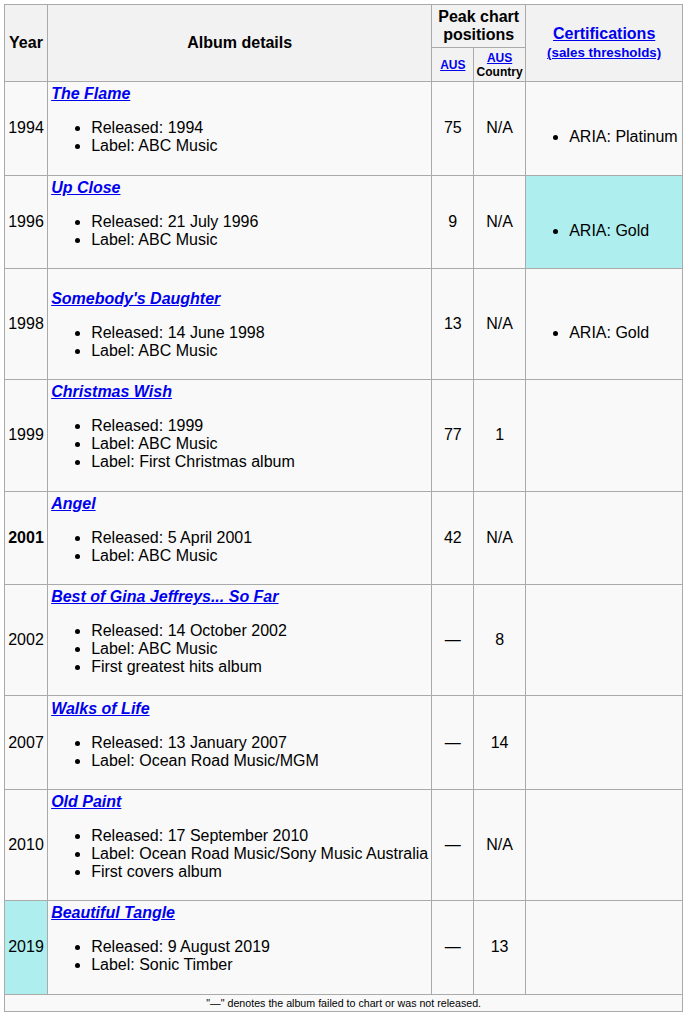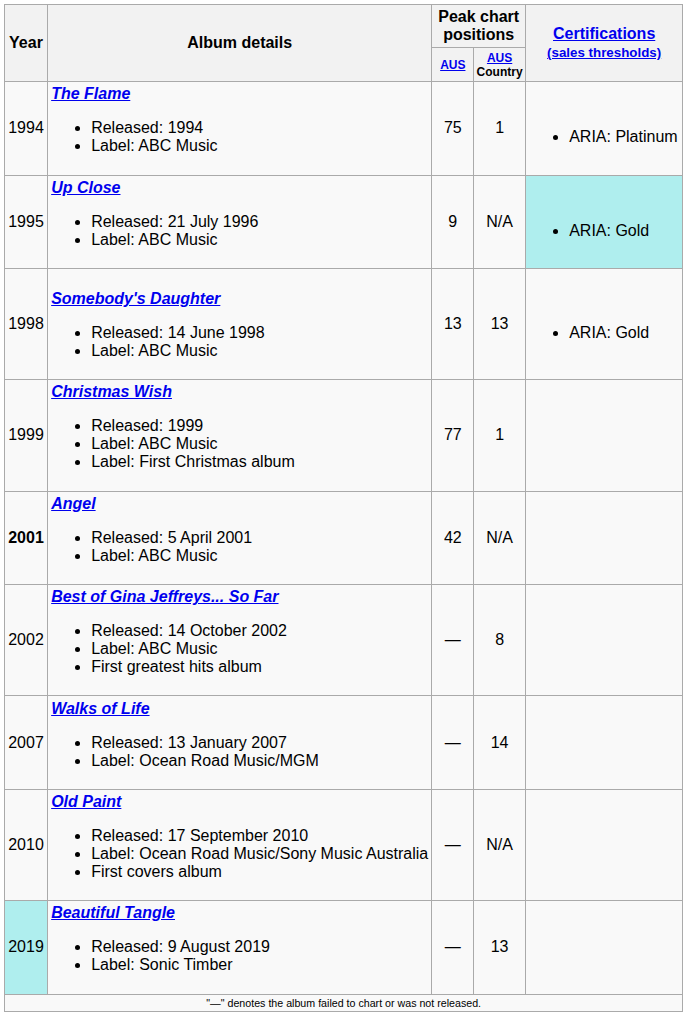(500, 128) N/A -> (500, 128) 1
(26, 221) 1996 -> (26, 221) 1995
(500, 324) N/A -> (500, 324) 13
